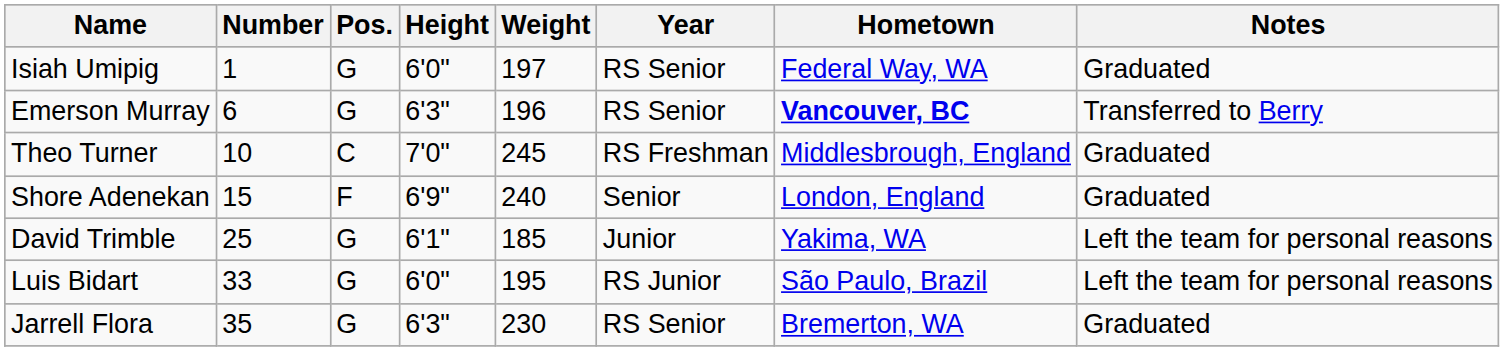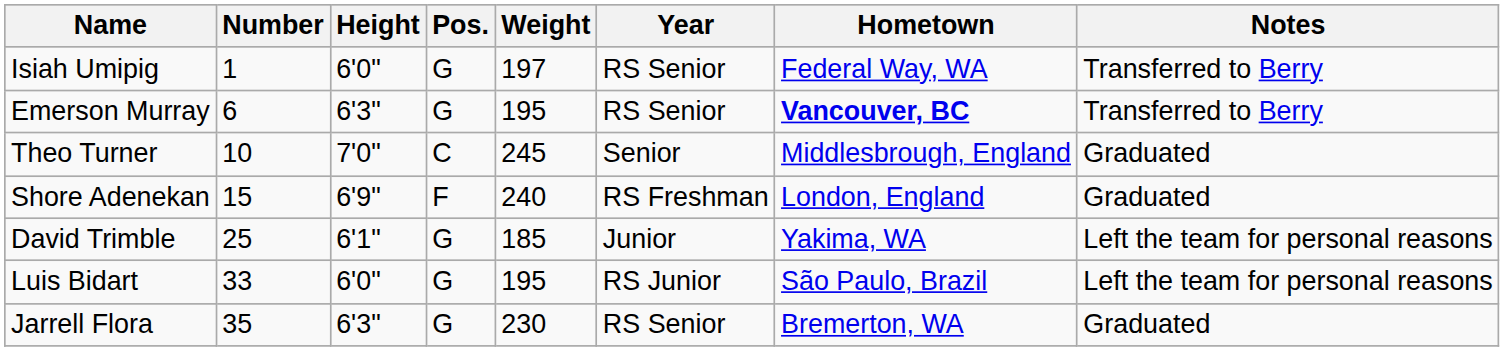columns swapped: (365, 25) <-> (447, 25)
(1147, 68) Graduated -> (1203, 68) Transferred to Berry
(524, 111) 196 -> (524, 111) 195
(686, 153) RS Freshman -> (642, 153) Senior
(642, 196) Senior -> (686, 196) RS Freshman
